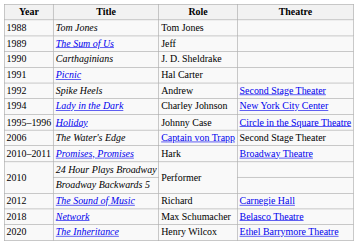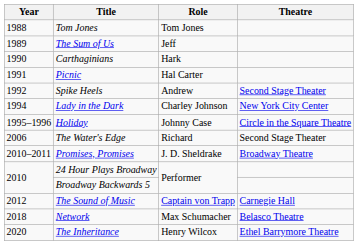(191, 59) J. D. Sheldrake -> (171, 59) Hark
(198, 138) Captain von Trapp -> (177, 138) Richard
(171, 153) Hark -> (191, 153) J. D. Sheldrake
(177, 201) Richard -> (198, 201) Captain von Trapp
